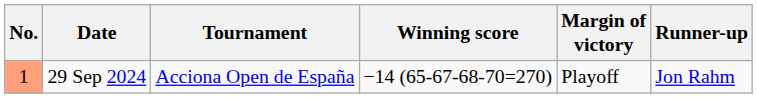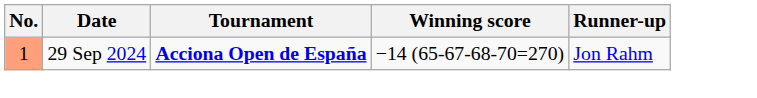- column: (604, 32)
(255, 76) normal -> (261, 53) bold
